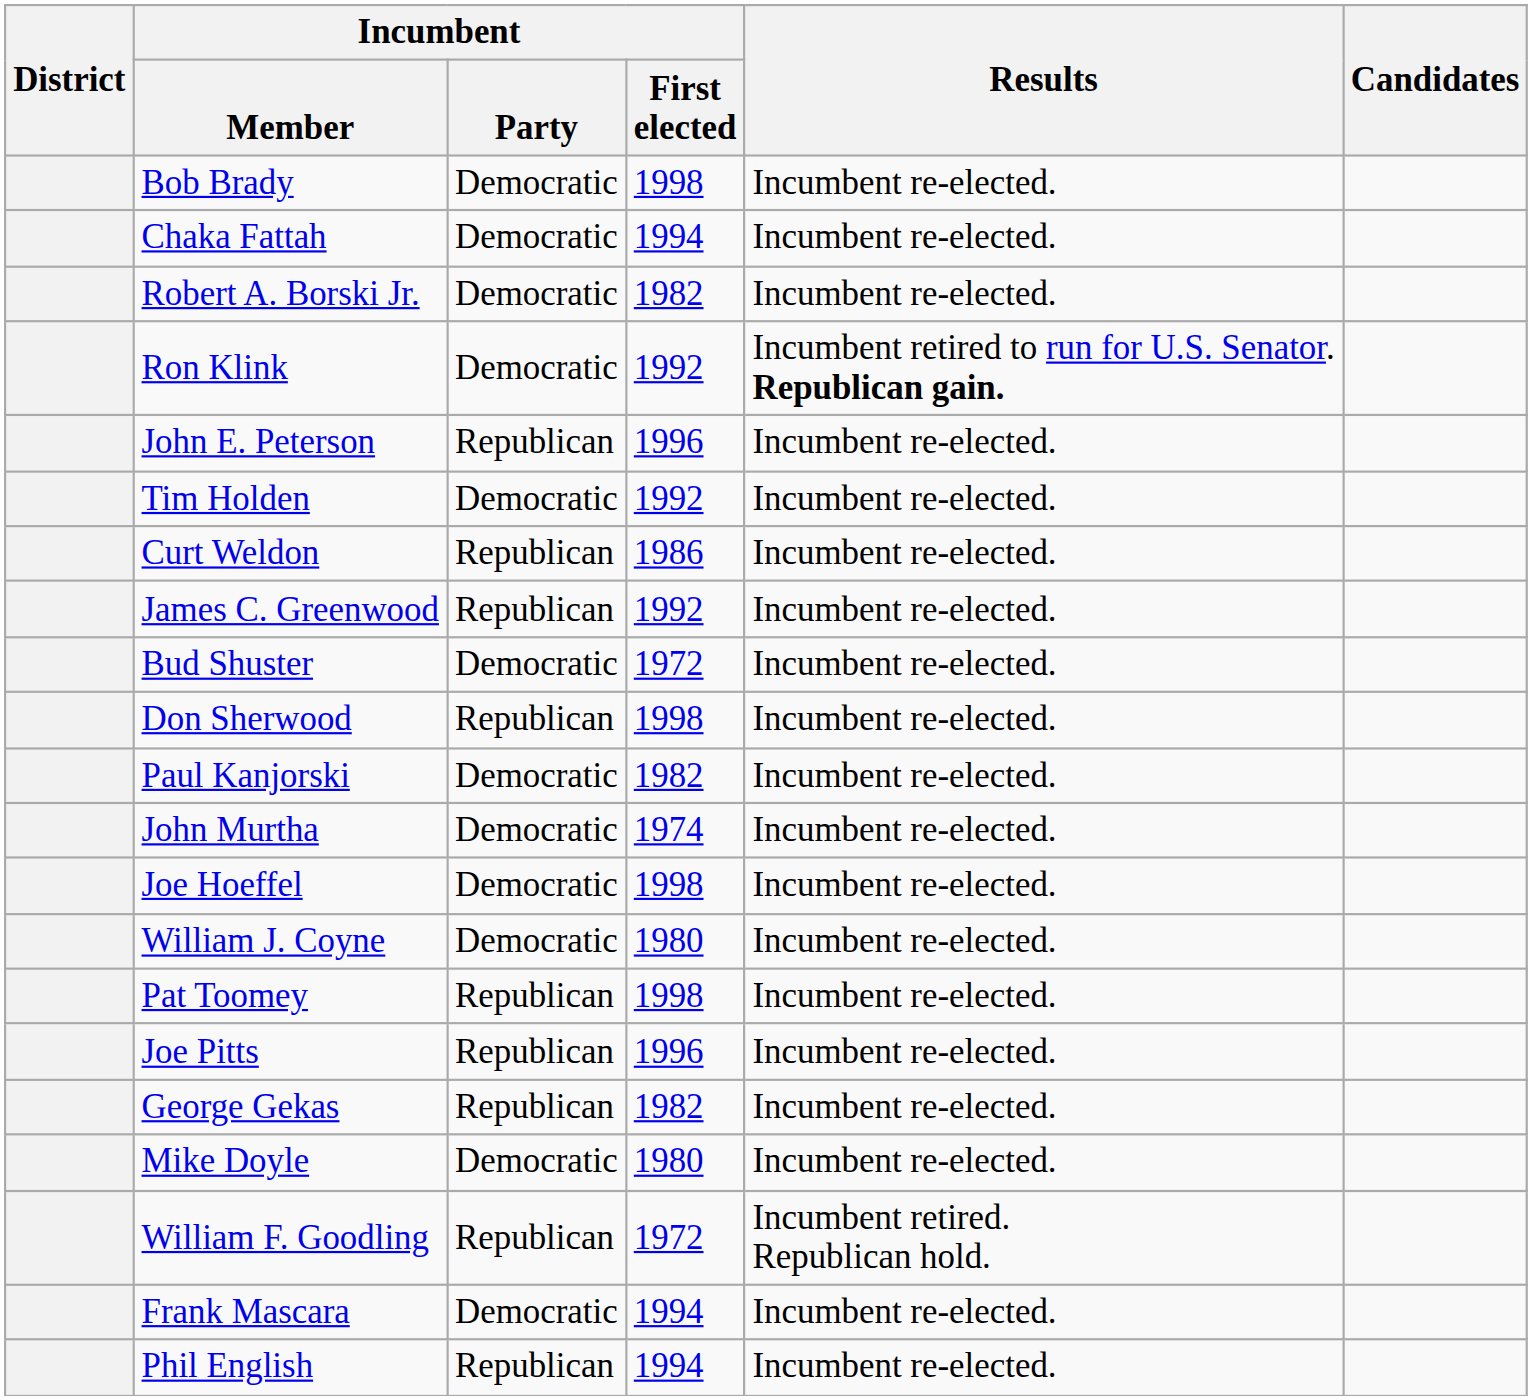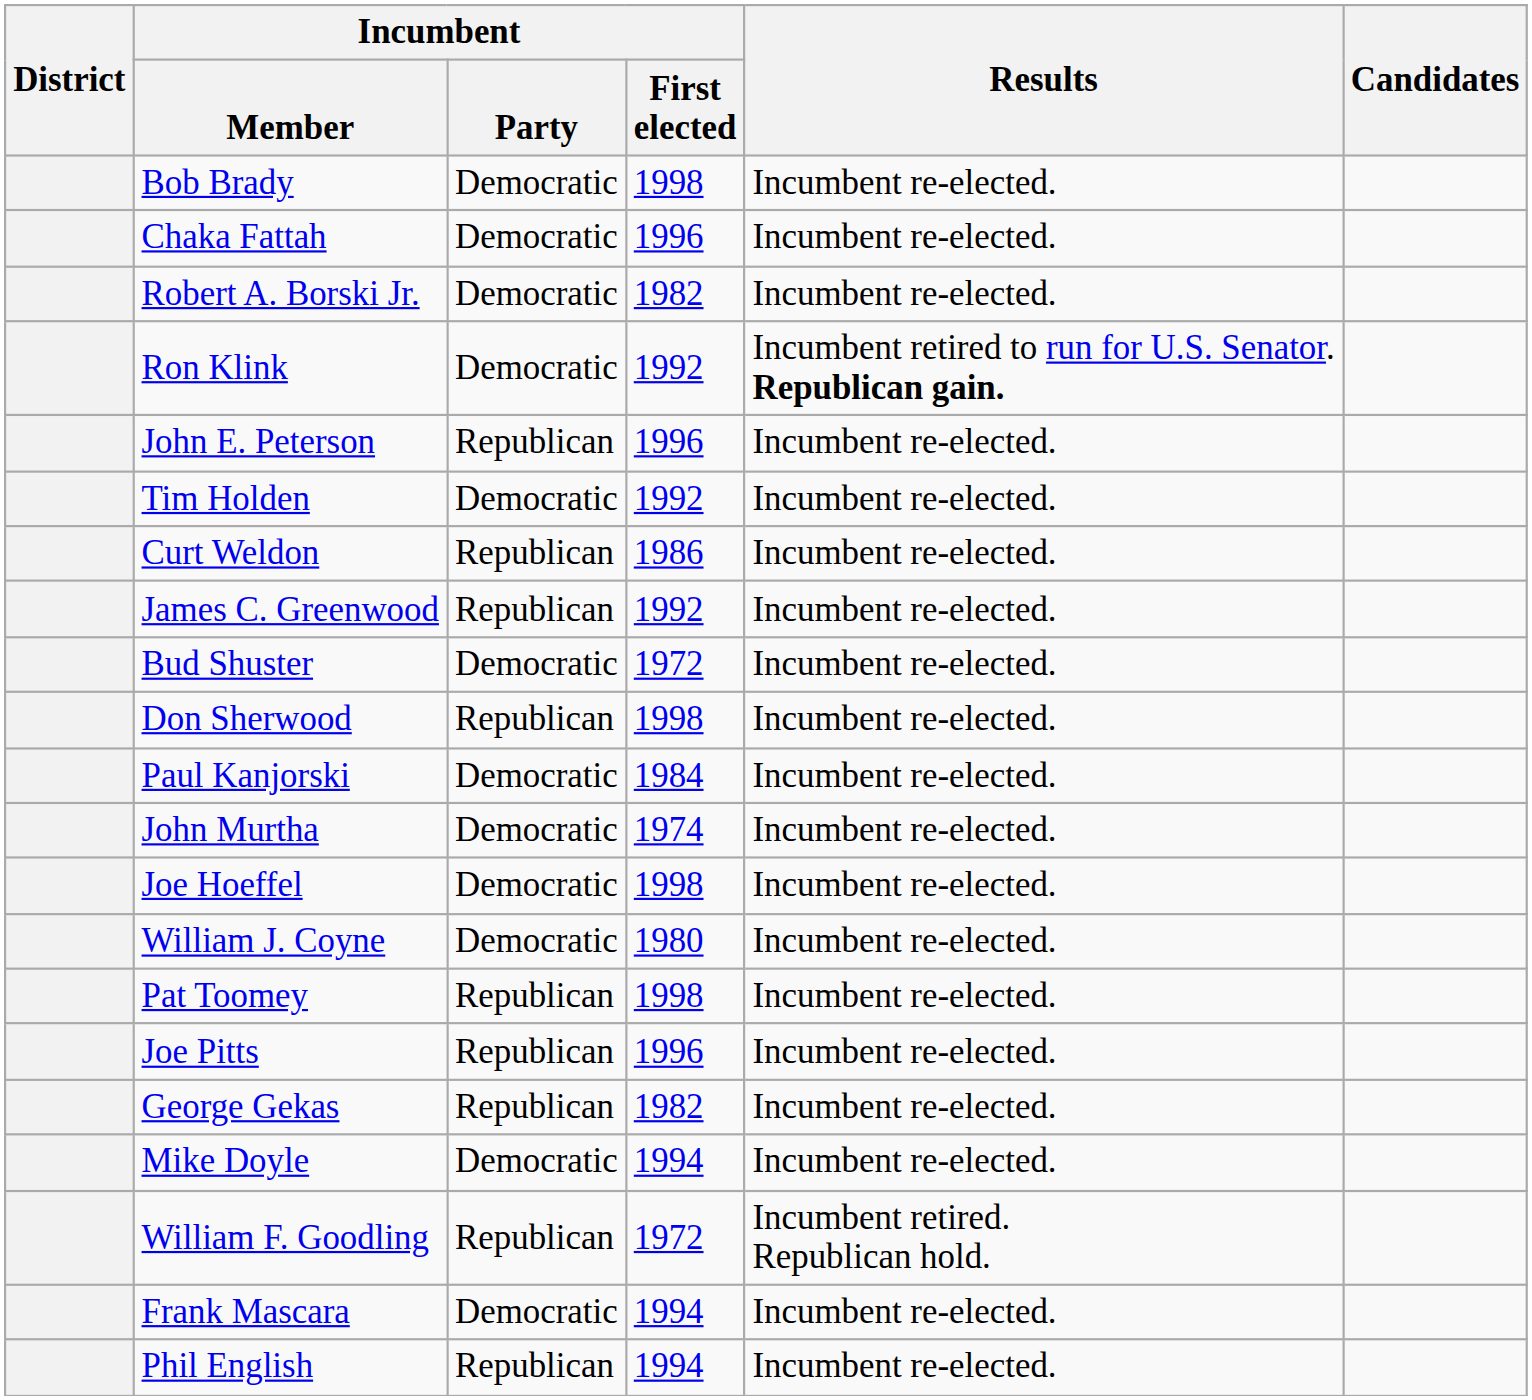(669, 237) 1994 -> (669, 237) 1996
(669, 774) 1982 -> (669, 774) 1984
(669, 1161) 1980 -> (669, 1161) 1994
